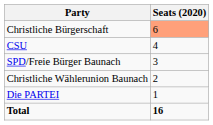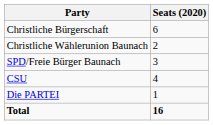(155, 29) lightsalmon background -> (155, 29) no background
rows swapped: (17, 45) <-> (77, 78)
